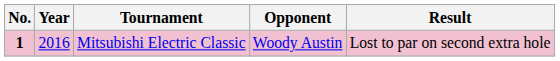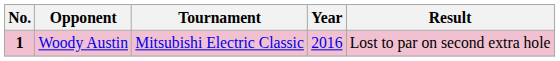columns swapped: (54, 17) <-> (298, 17)
